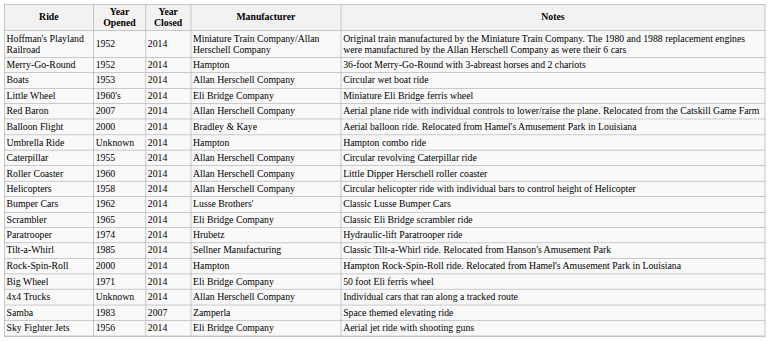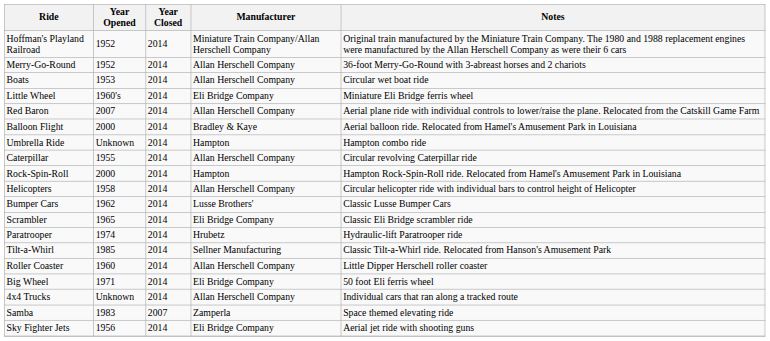(211, 65) Hampton -> (244, 65) Allan Herschell Company
rows swapped: (37, 266) <-> (35, 173)
